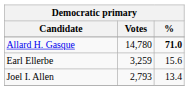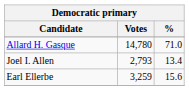(174, 45) bold -> (174, 45) normal
rows swapped: (30, 61) <-> (30, 77)
